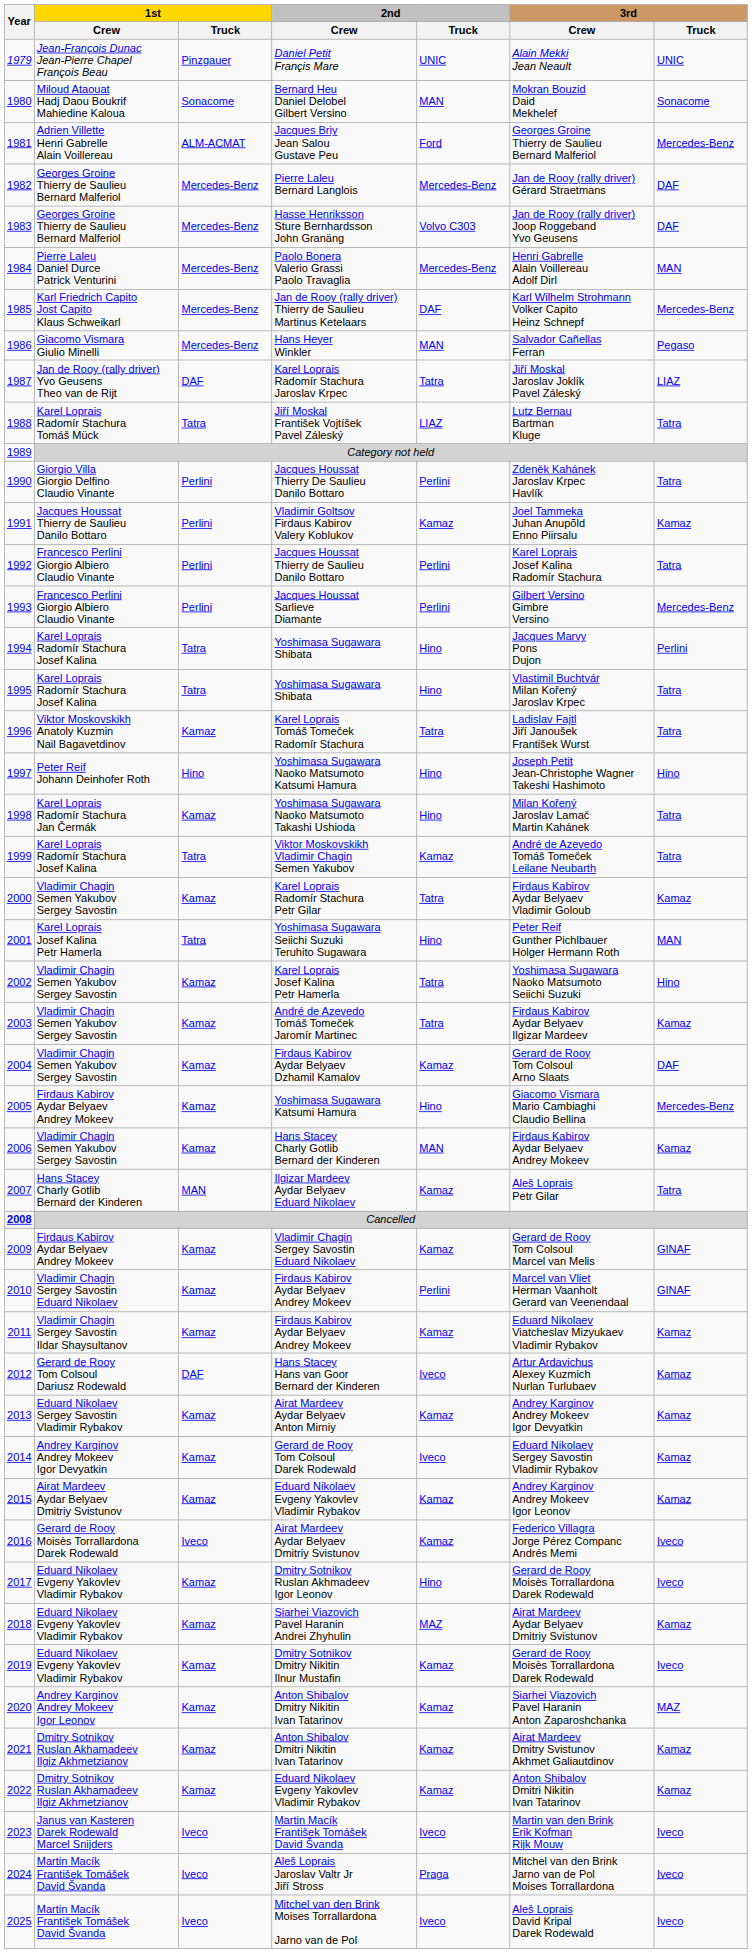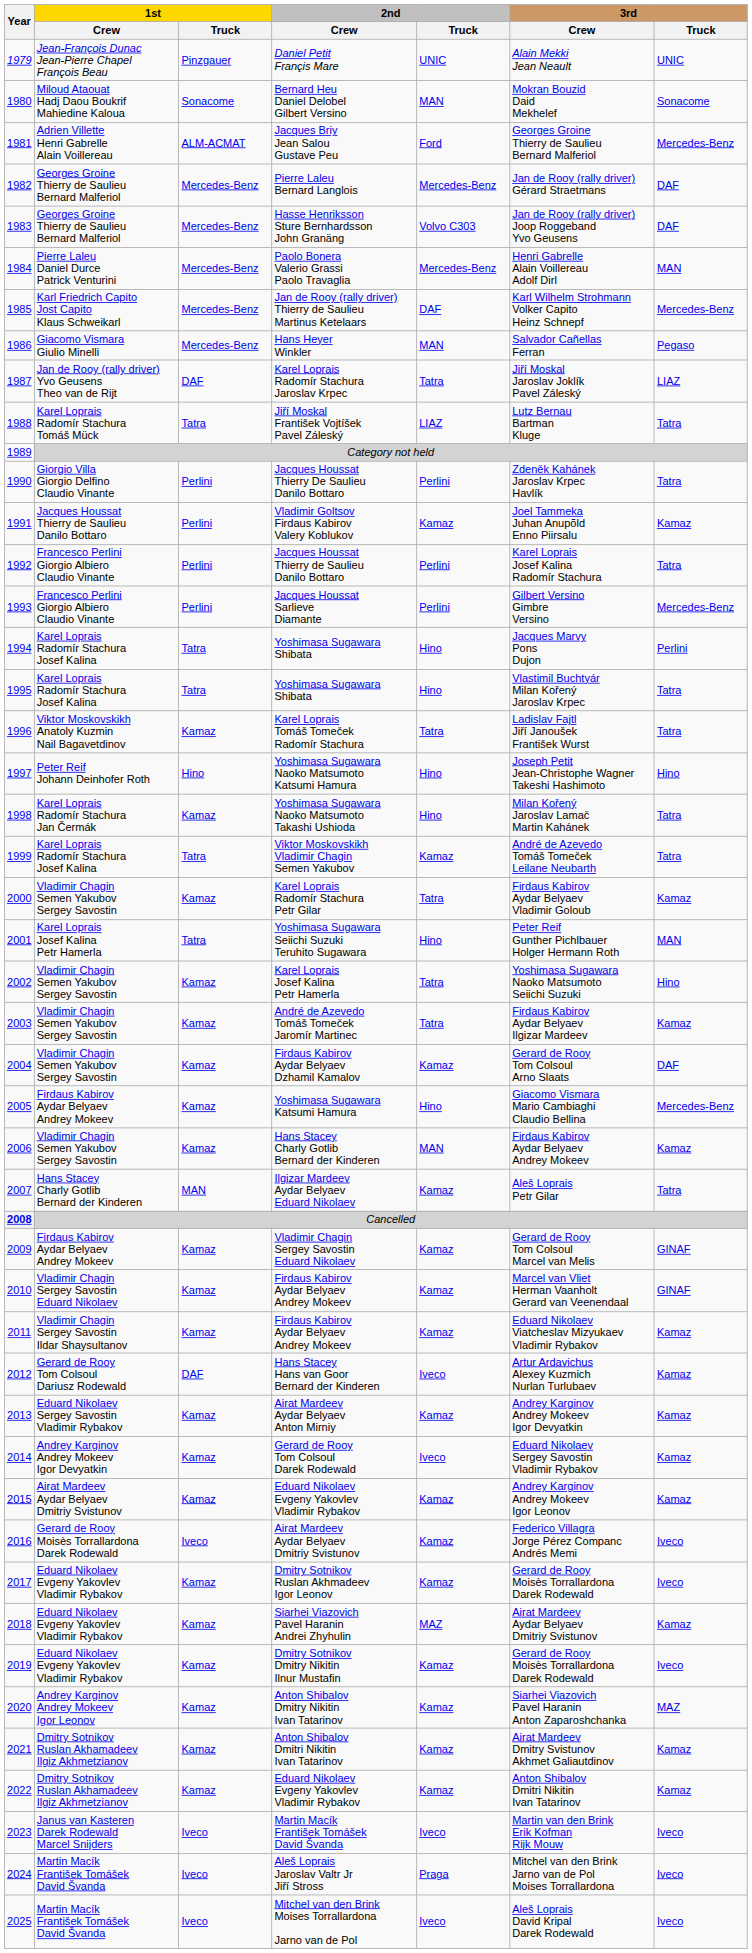(435, 1290) Perlini -> (436, 1290) Kamaz
(431, 1582) Hino -> (436, 1582) Kamaz
